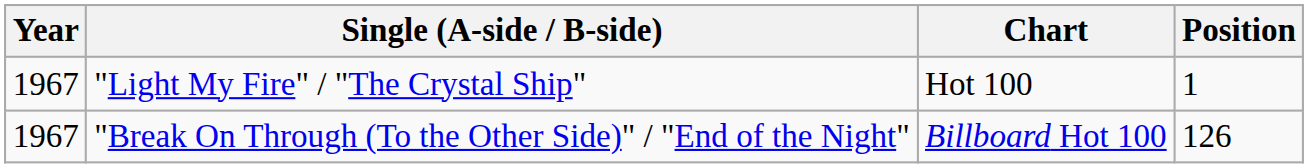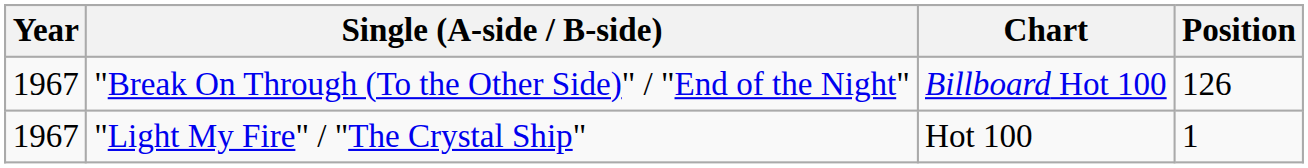rows swapped: (502, 135) <-> (340, 83)
